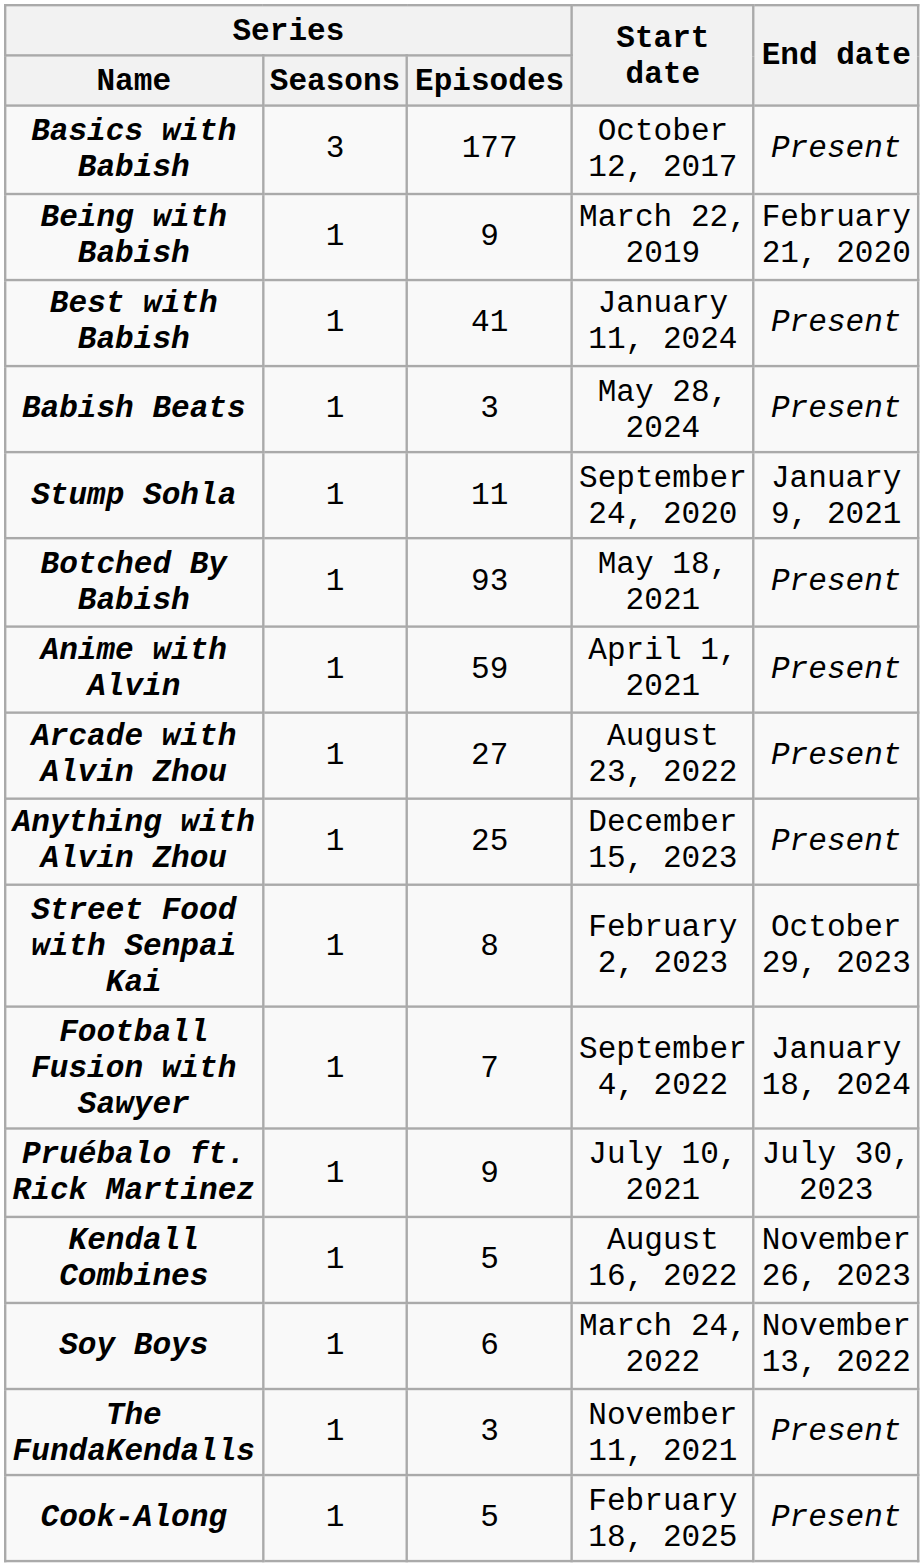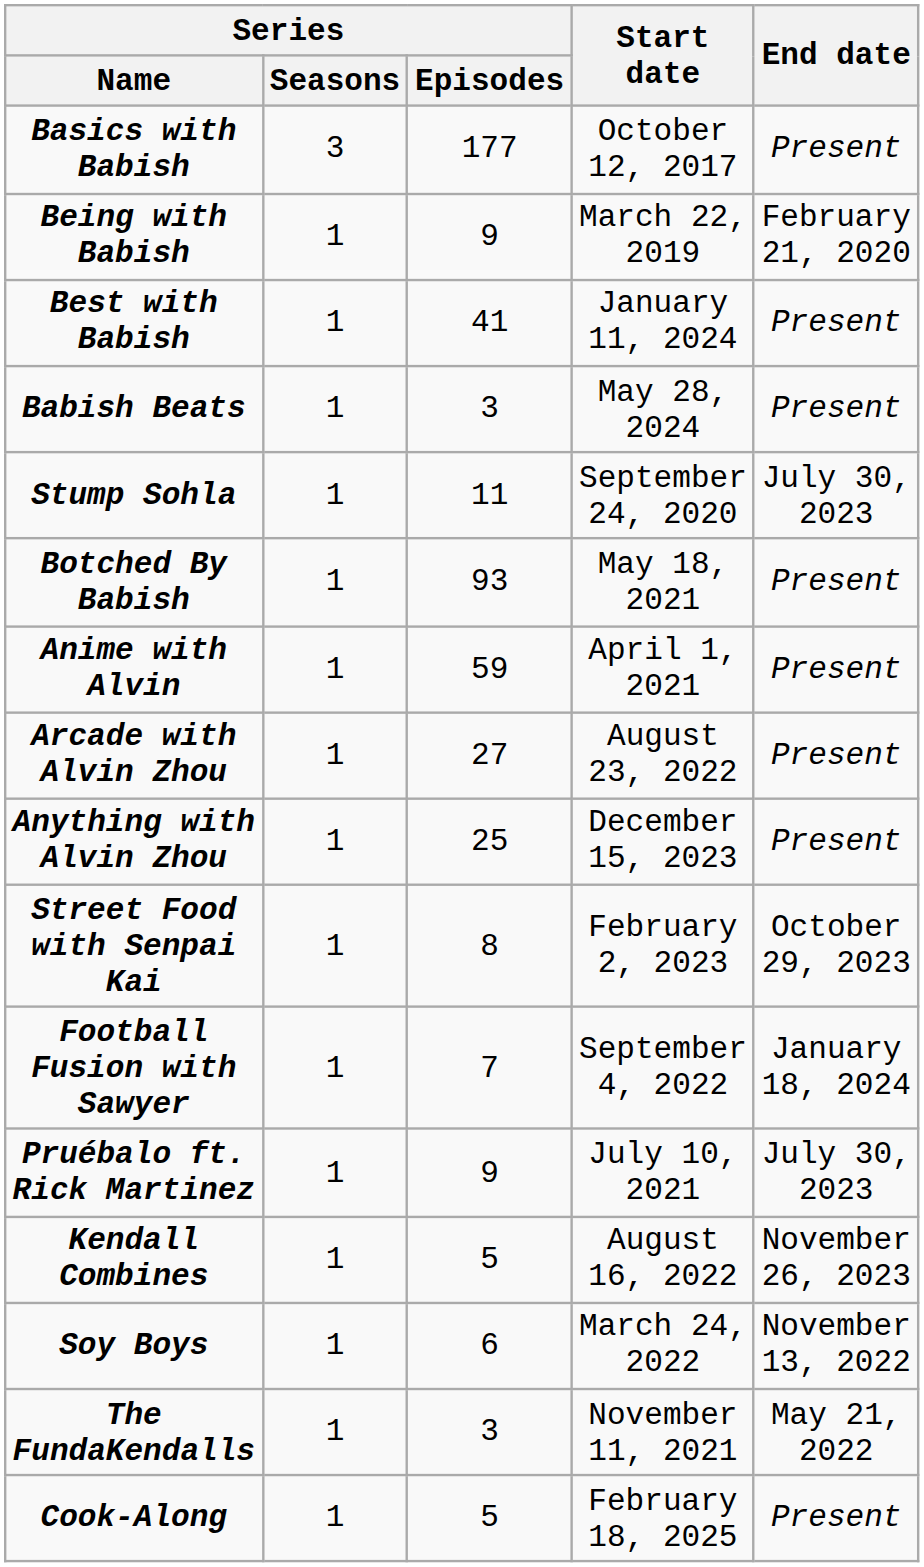(836, 496) January 9, 2021 -> (836, 496) July 30, 2023
(836, 1432) Present -> (836, 1432) May 21, 2022
